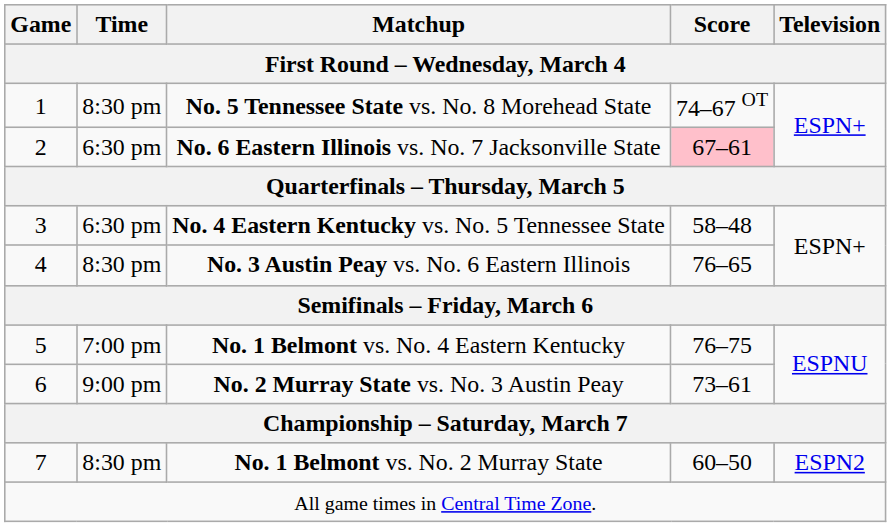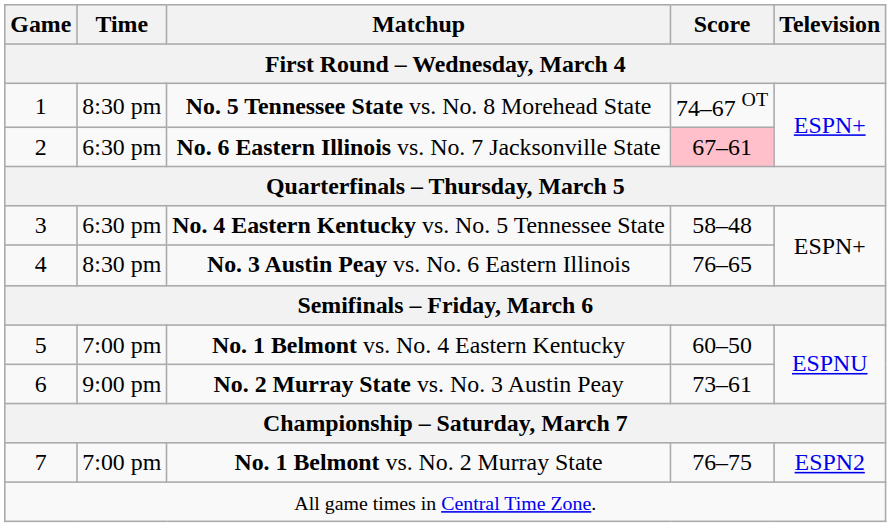(722, 343) 76–75 -> (722, 343) 60–50
(122, 461) 8:30 pm -> (122, 461) 7:00 pm
(722, 461) 60–50 -> (722, 461) 76–75
